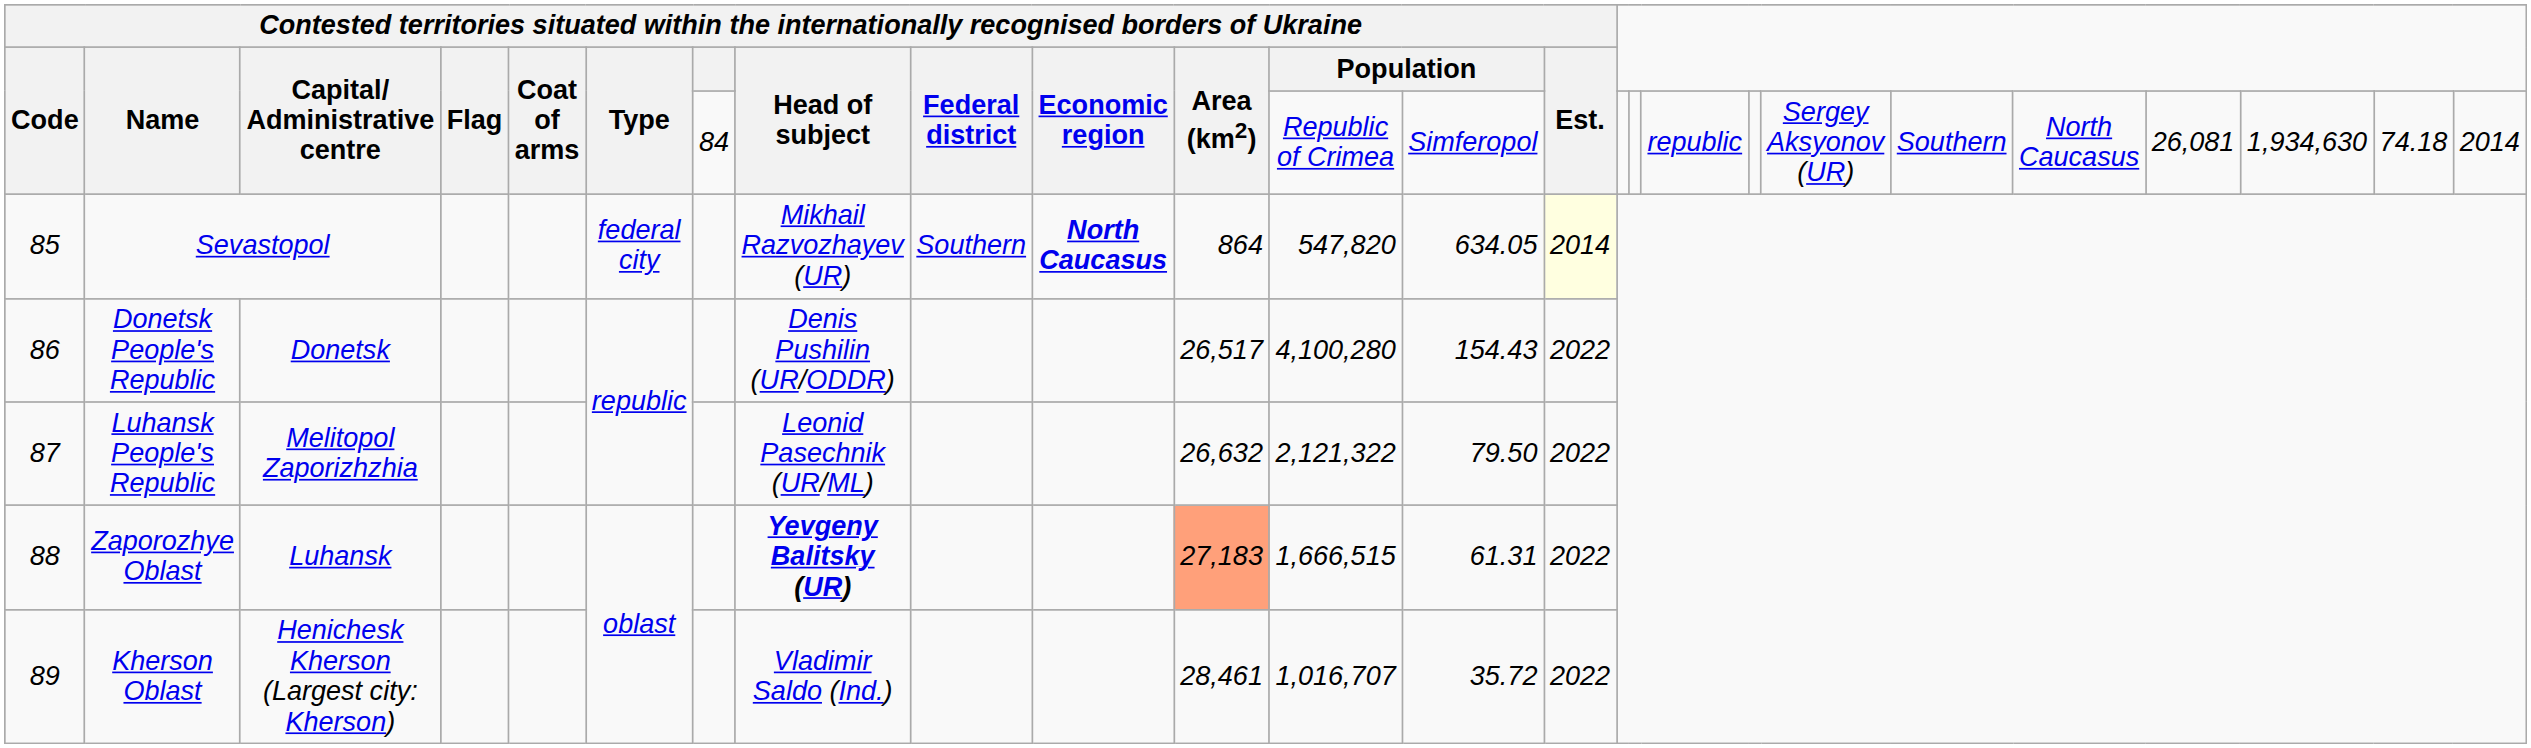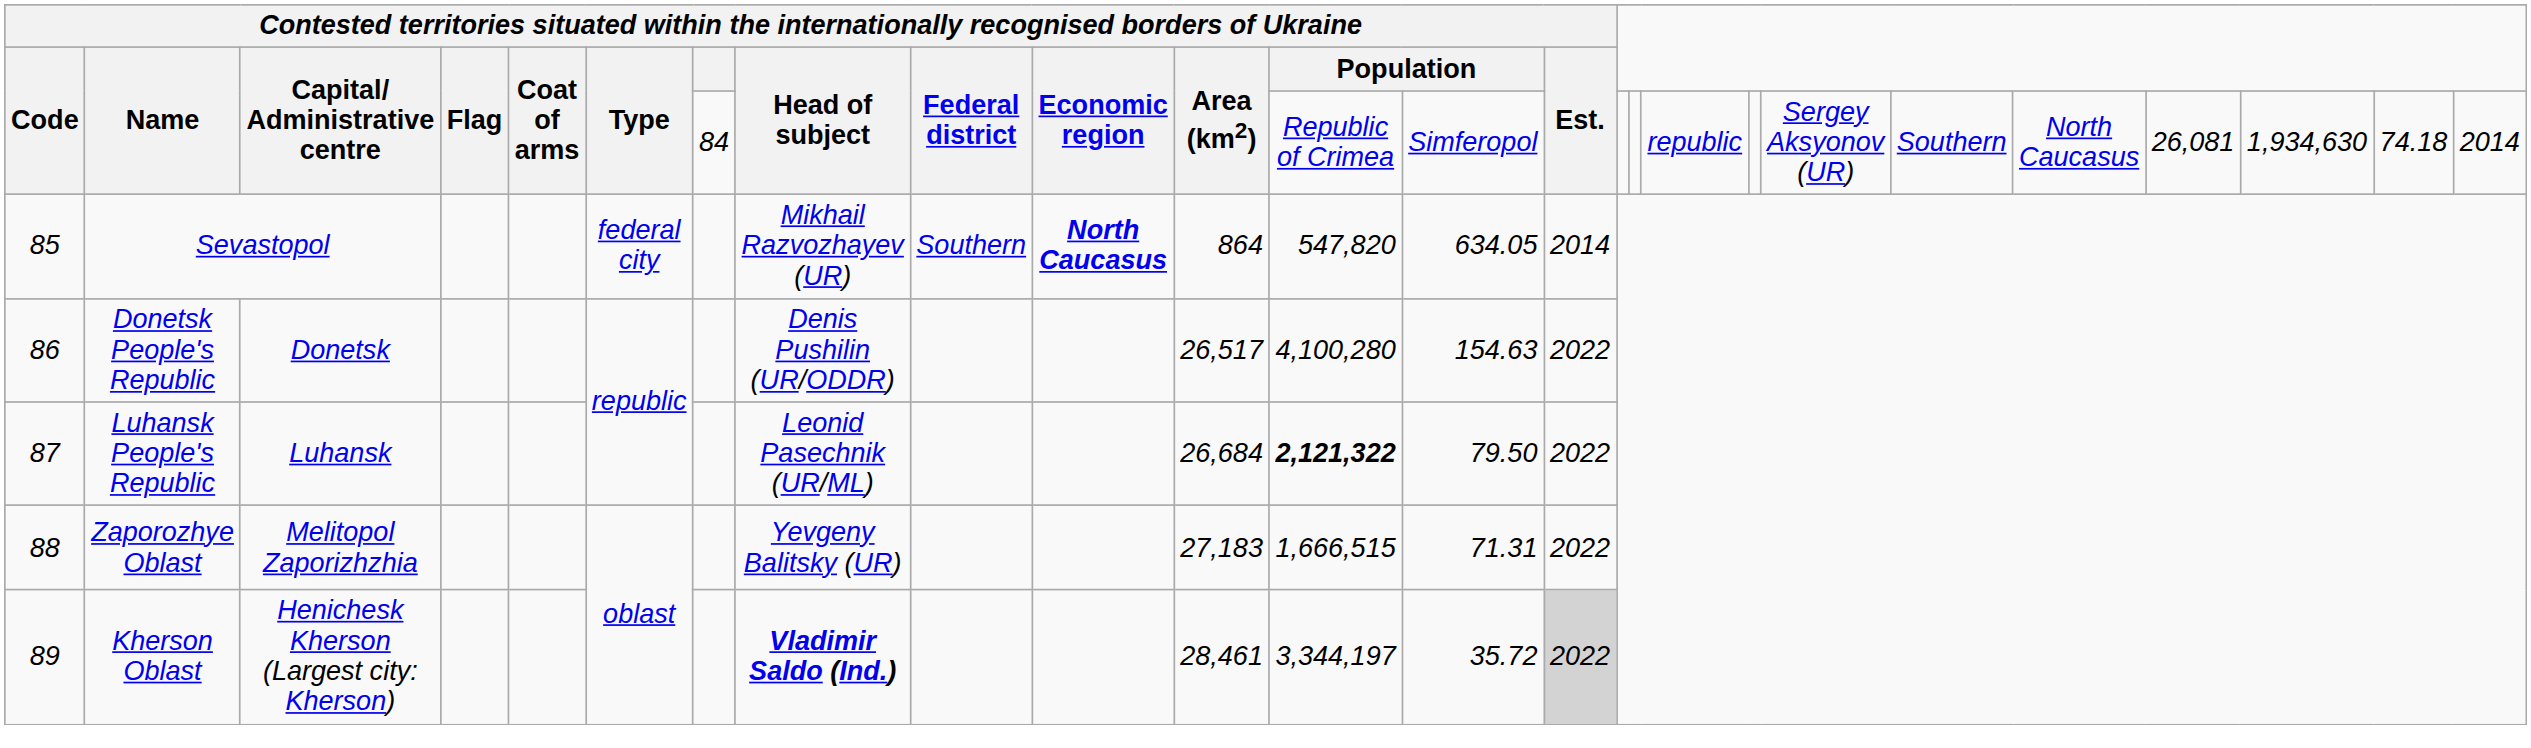(1580, 245) lightyellow background -> (1580, 245) no background
(1496, 349) 154.43 -> (1496, 349) 154.63
(340, 453) Melitopol Zaporizhzhia -> (340, 453) Luhansk
(1222, 453) 26,632 -> (1222, 453) 26,684
(1336, 453) normal -> (1336, 453) bold
(340, 557) Luhansk -> (340, 547) Melitopol Zaporizhzhia
(823, 557) bold -> (823, 547) normal
(1222, 557) lightsalmon background -> (1222, 547) no background
(1504, 557) 61.31 -> (1504, 547) 71.31
(823, 675) normal -> (823, 656) bold
(1336, 675) 1,016,707 -> (1336, 656) 3,344,197
(1580, 675) no background -> (1580, 656) lightgrey background
